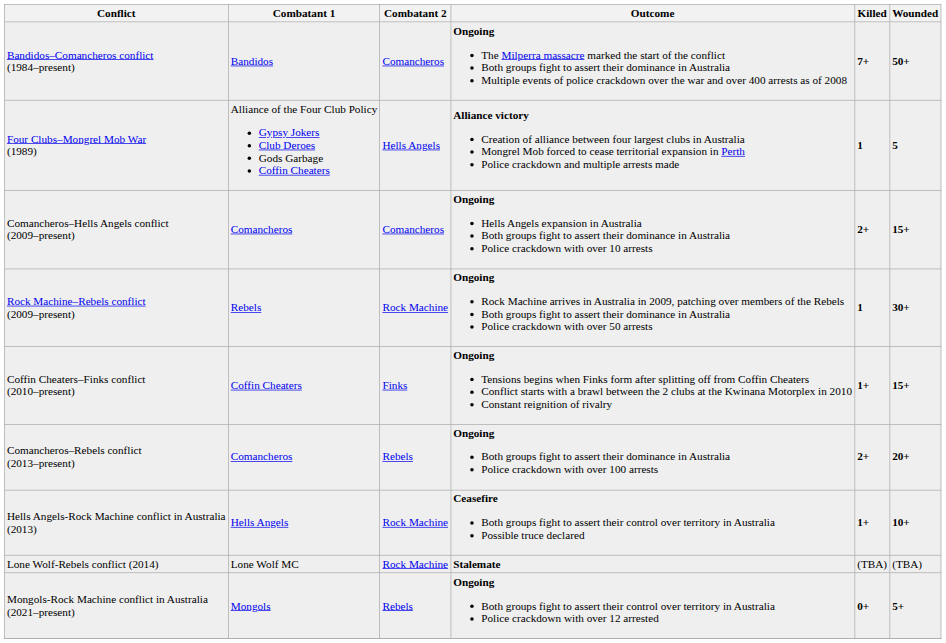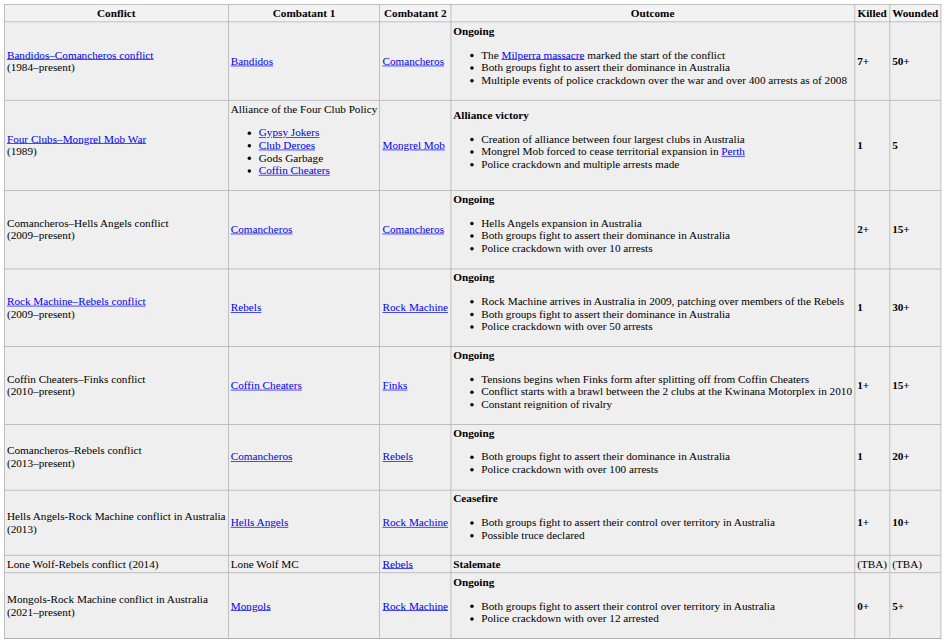(411, 145) Hells Angels -> (414, 145) Mongrel Mob
(863, 457) 2+ -> (860, 457) 1
(415, 564) Rock Machine -> (398, 564) Rebels
(398, 605) Rebels -> (415, 605) Rock Machine
